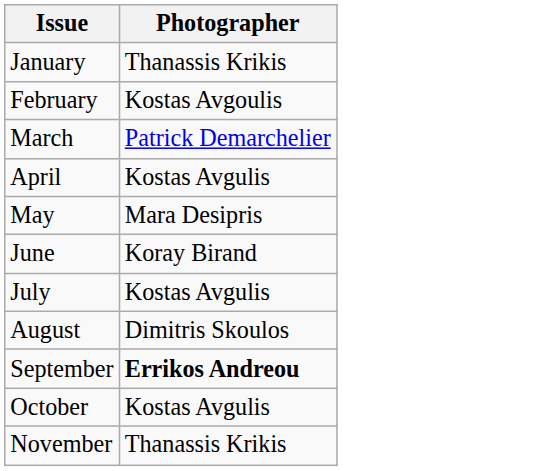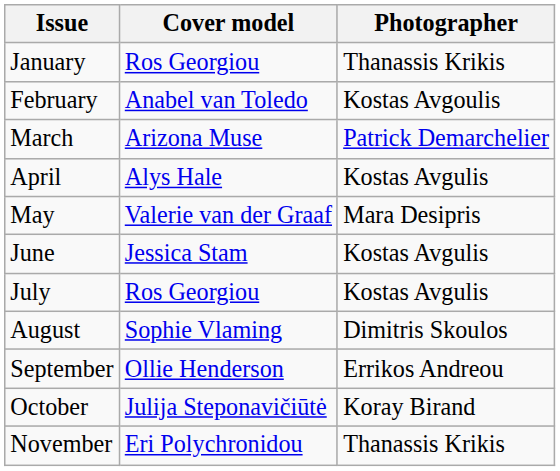+ column: (228, 23)
(191, 253) Koray Birand -> (416, 253) Kostas Avgulis
(212, 368) bold -> (423, 368) normal
(197, 406) Kostas Avgulis -> (409, 406) Koray Birand
